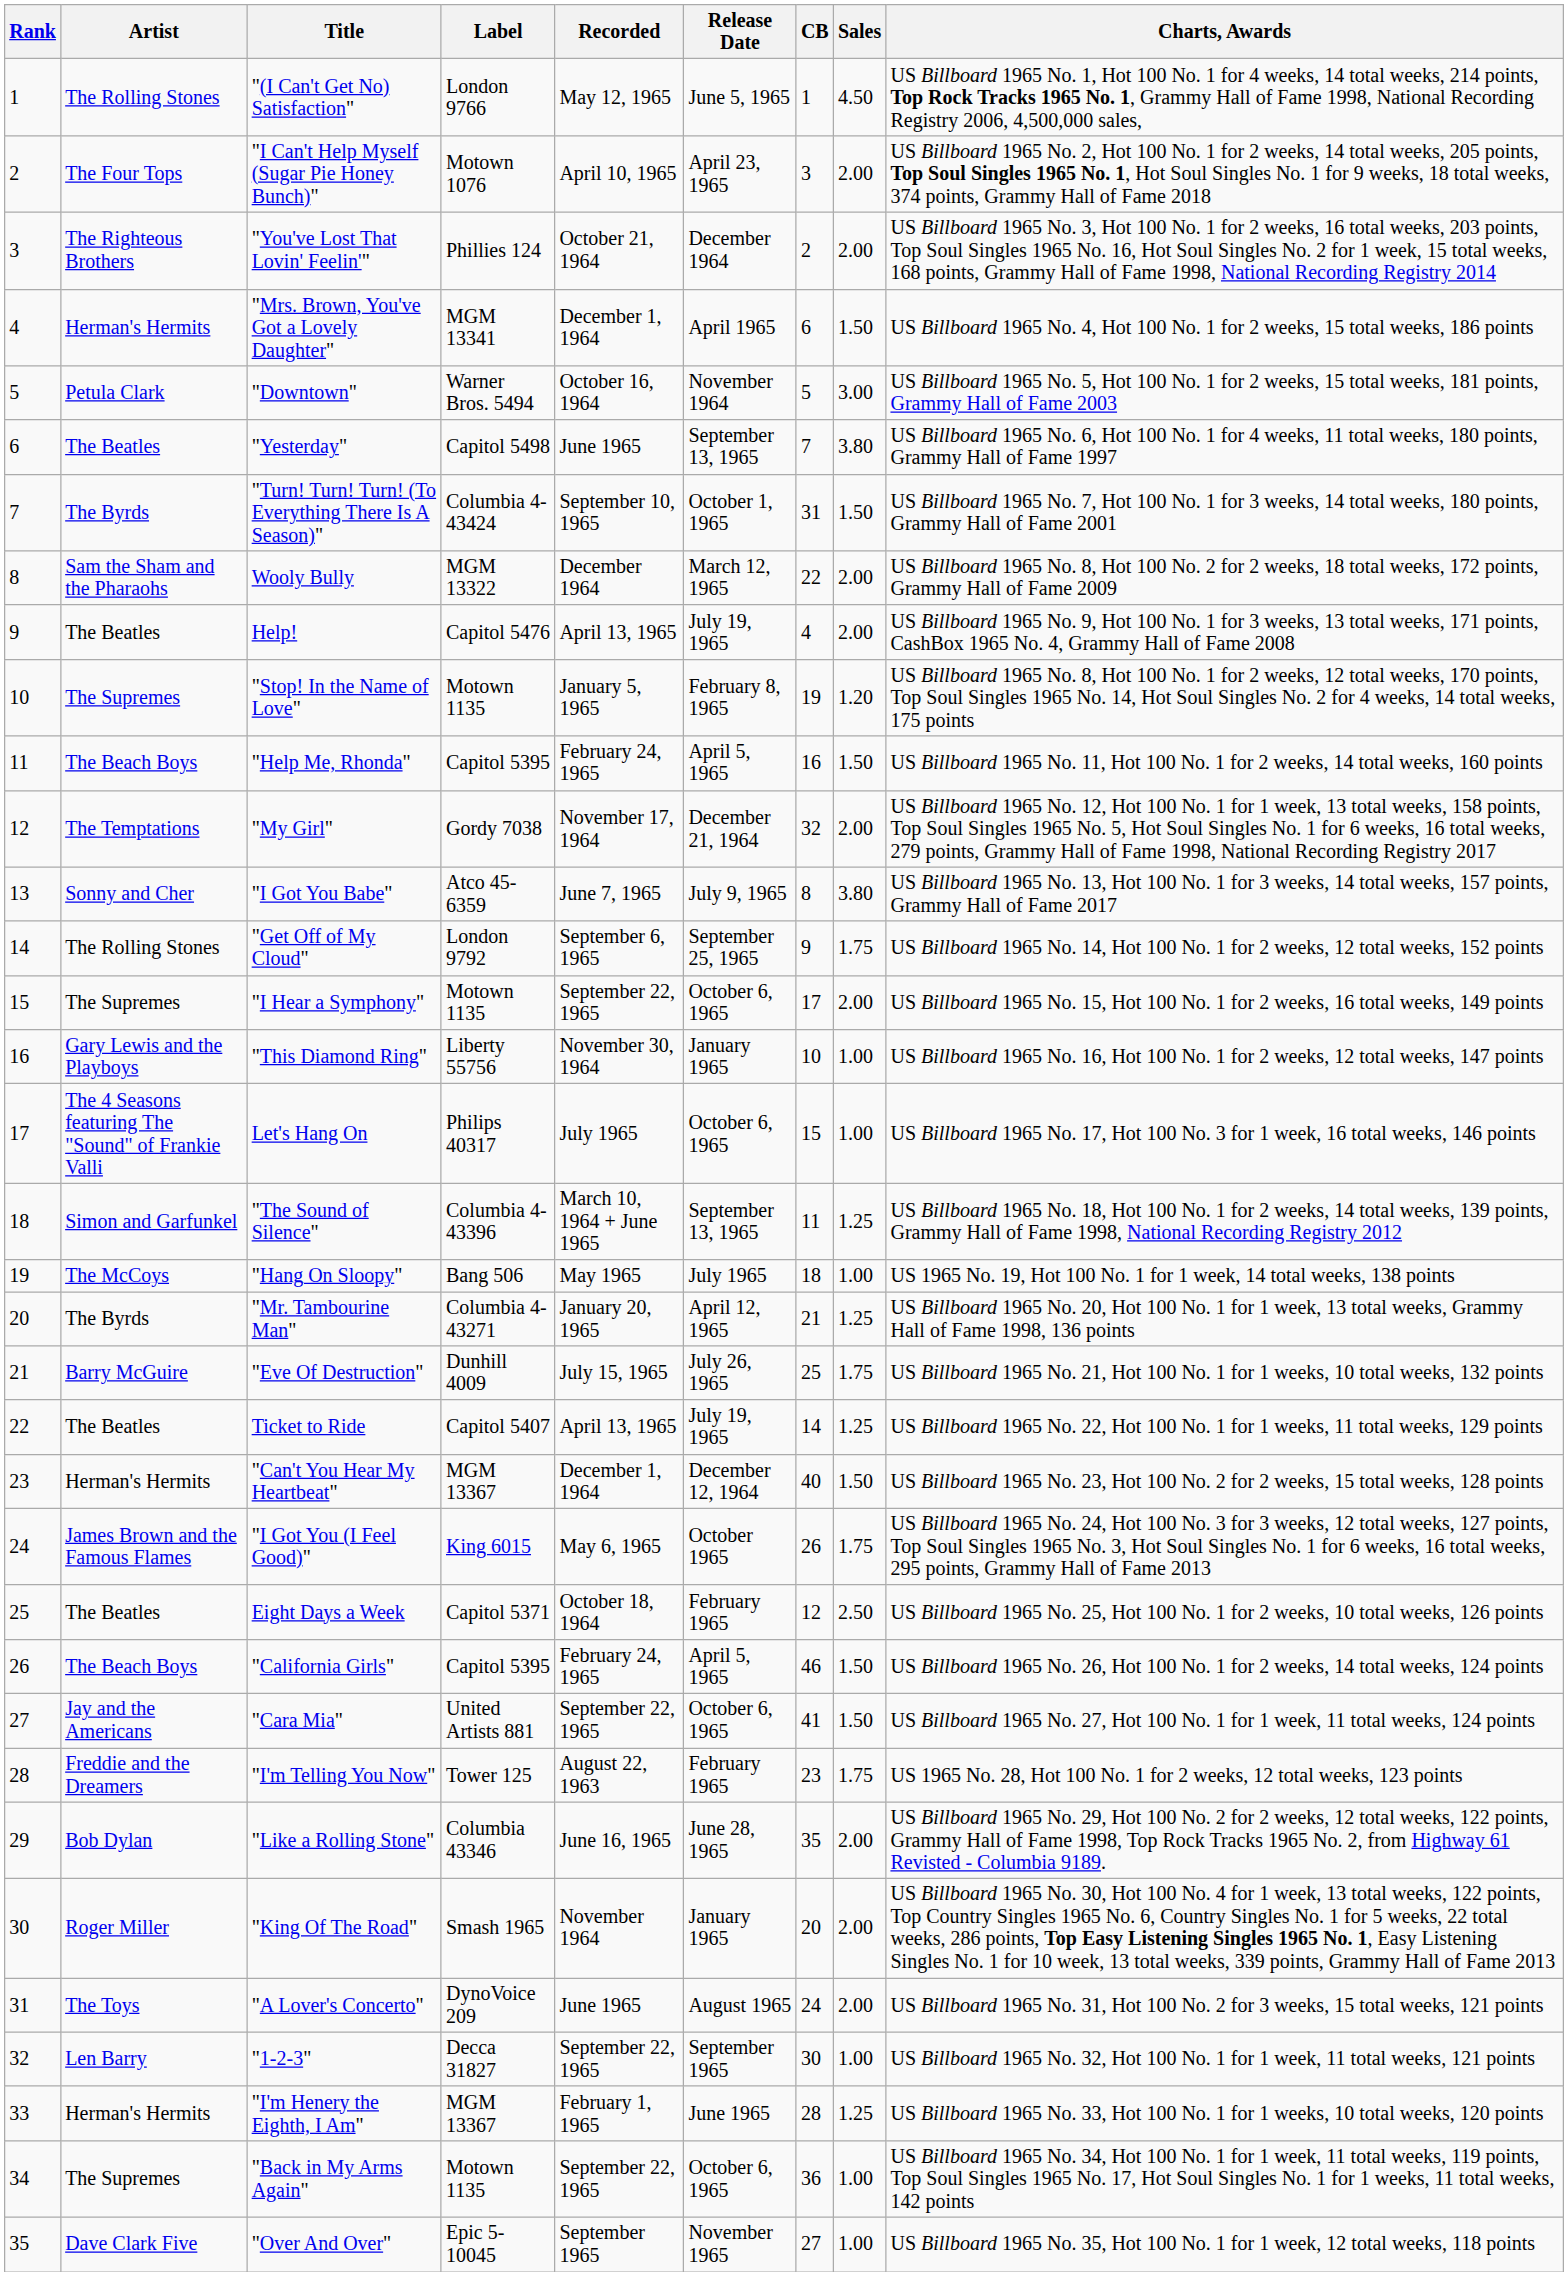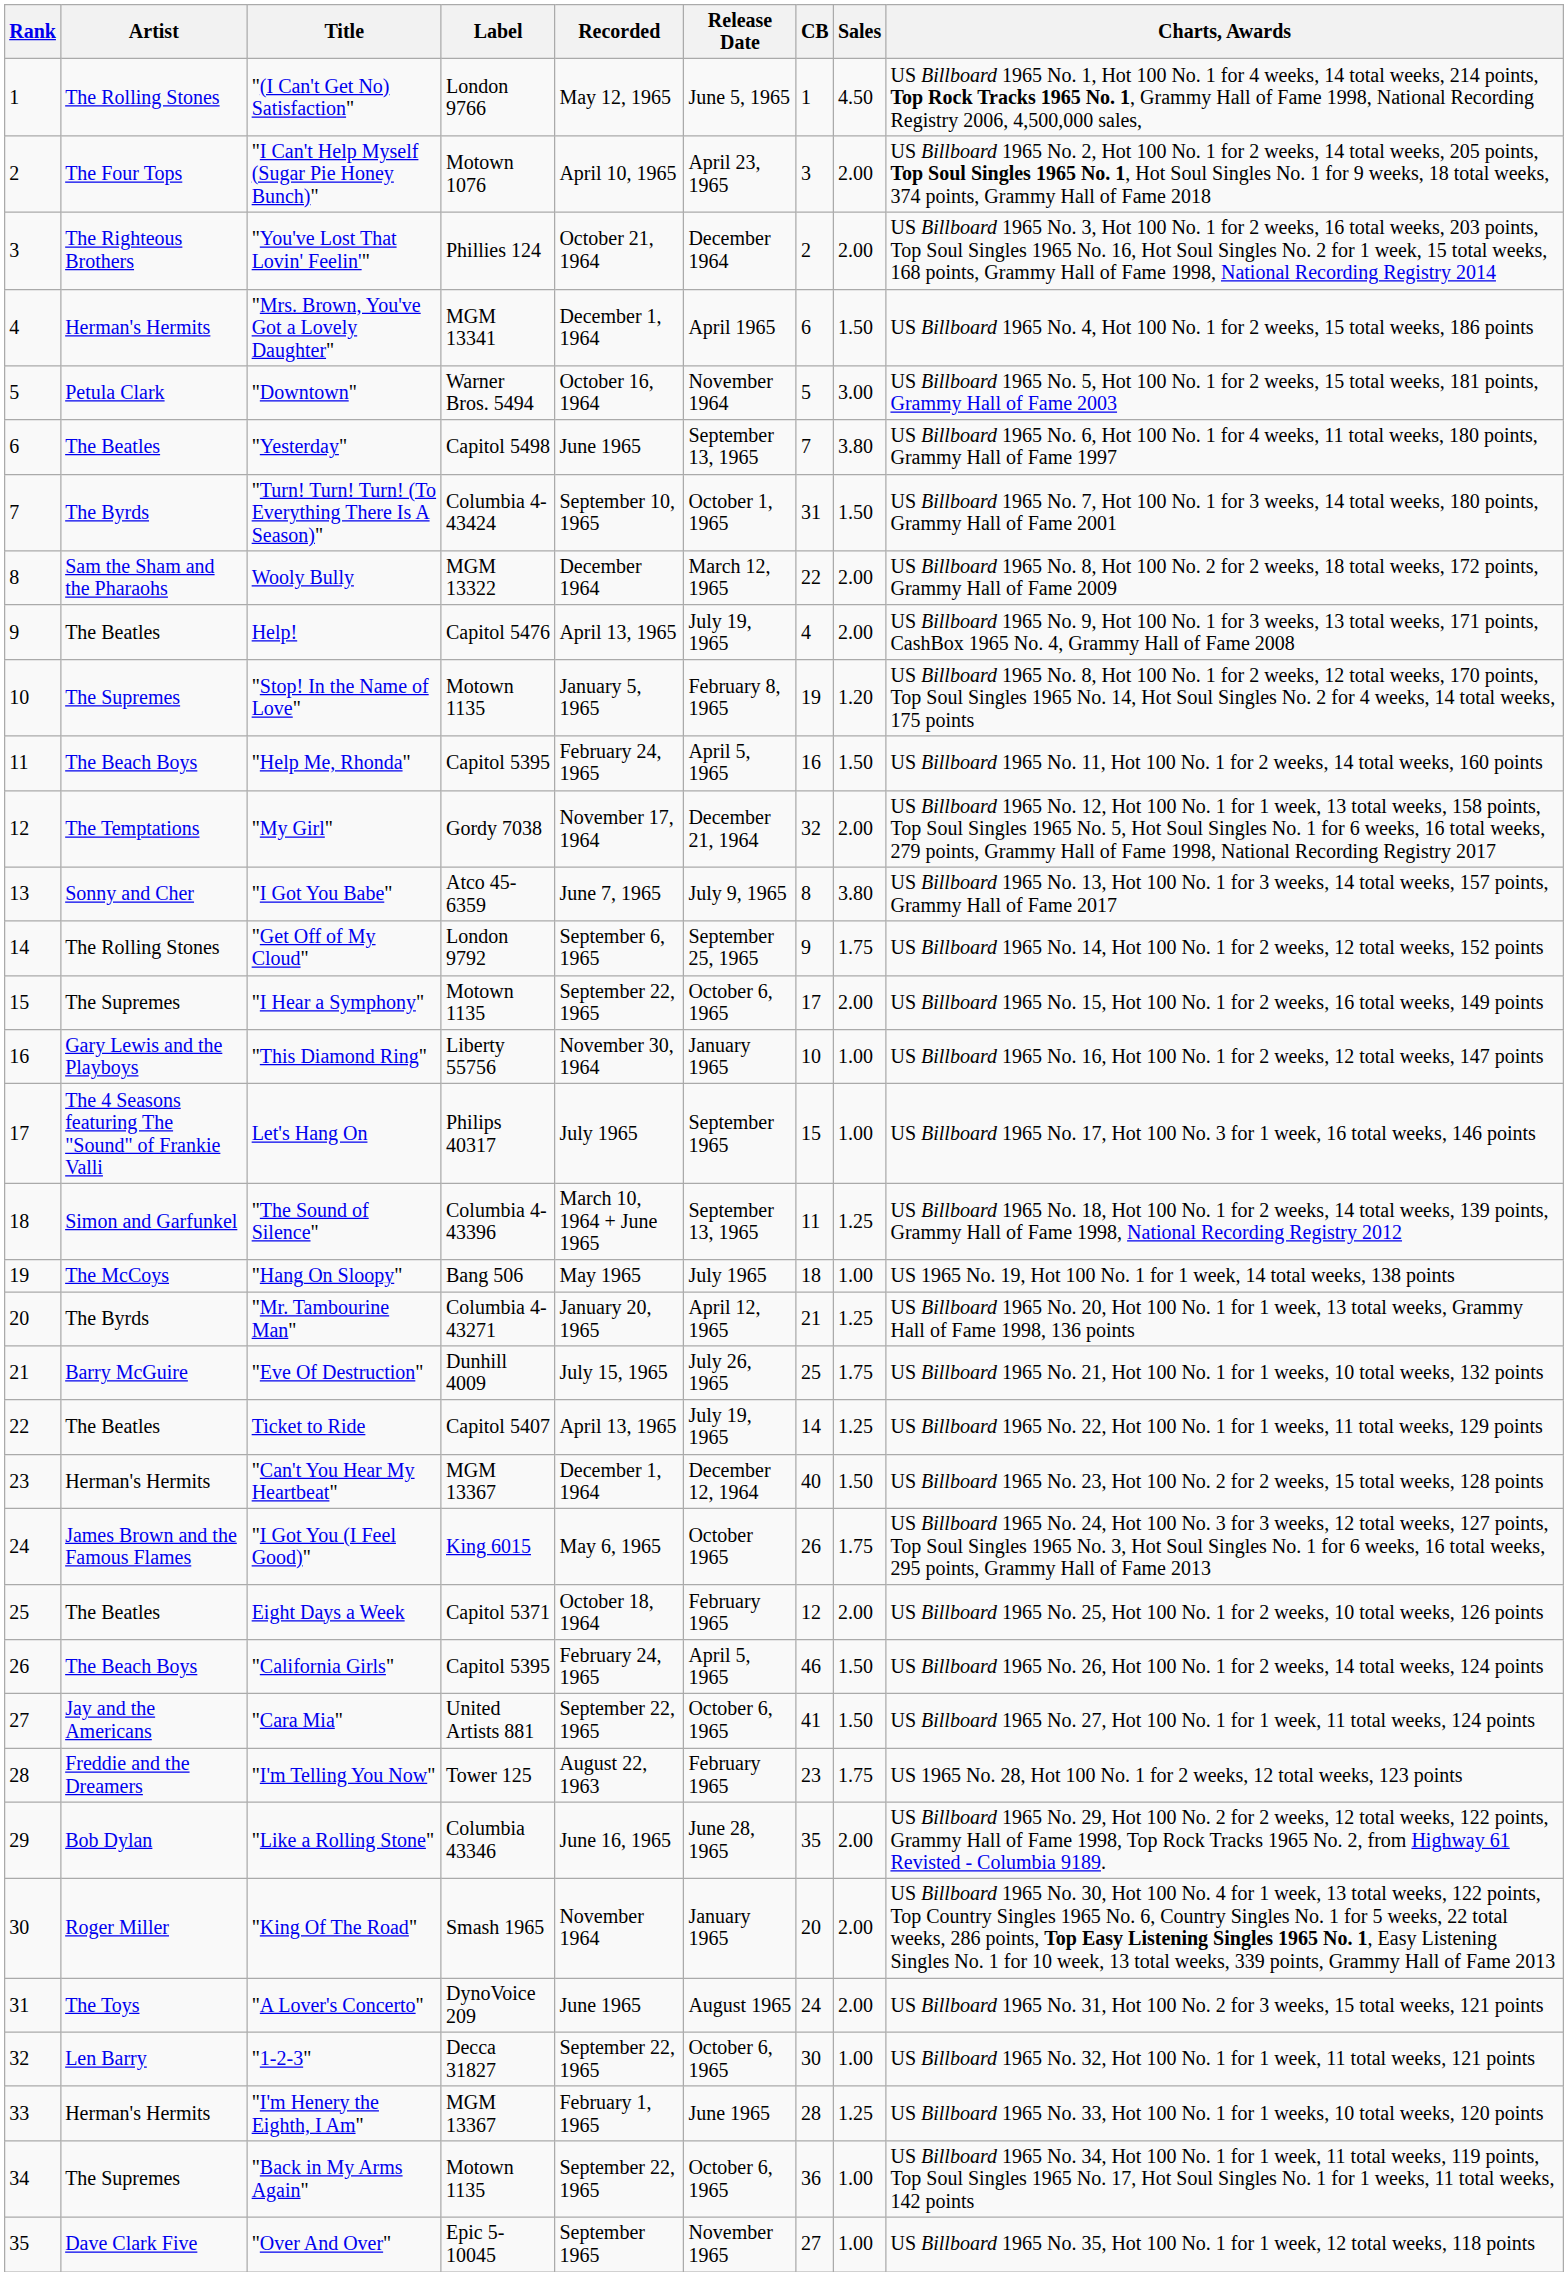(731, 1133) October 6, 1965 -> (731, 1133) September 1965
(855, 1612) 2.50 -> (855, 1612) 2.00
(731, 2059) September 1965 -> (731, 2059) October 6, 1965
